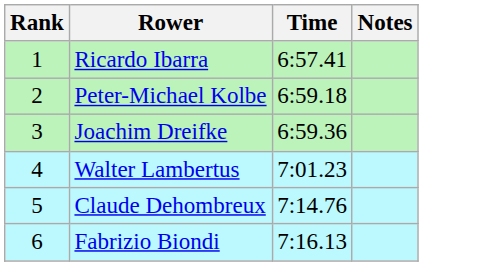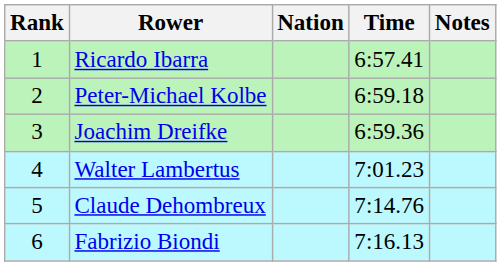+ column: (310, 22)
